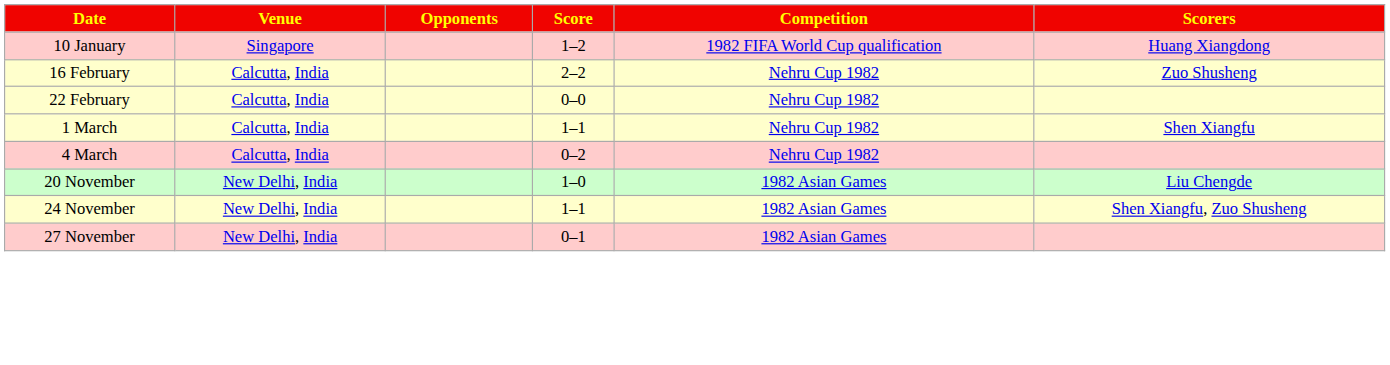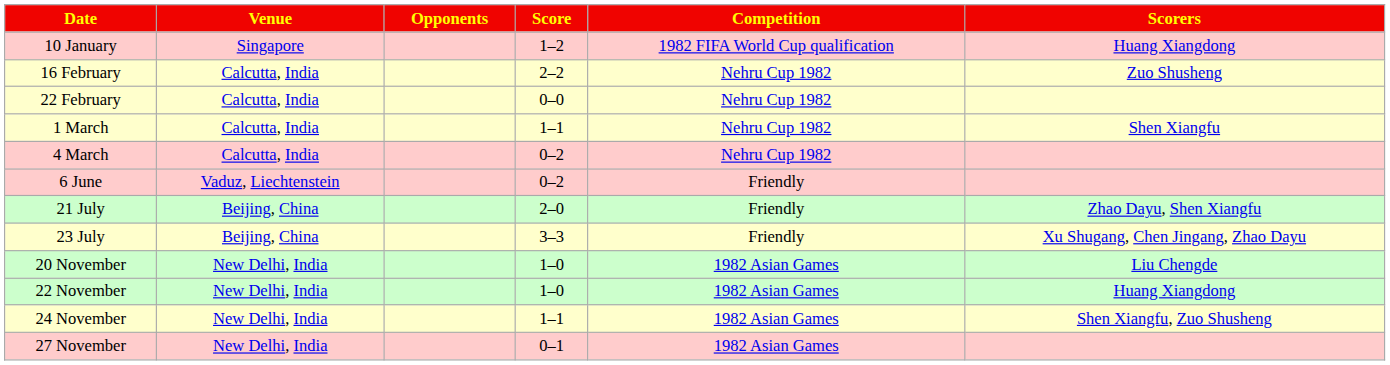+ row: (81, 182)
+ row: (81, 209)
+ row: (81, 237)
+ row: (81, 291)
